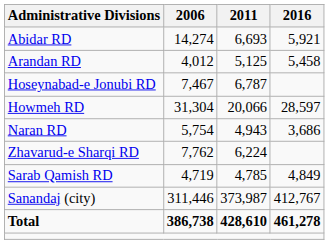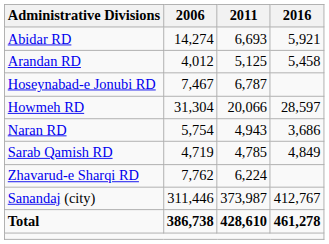rows swapped: (60, 175) <-> (73, 152)
